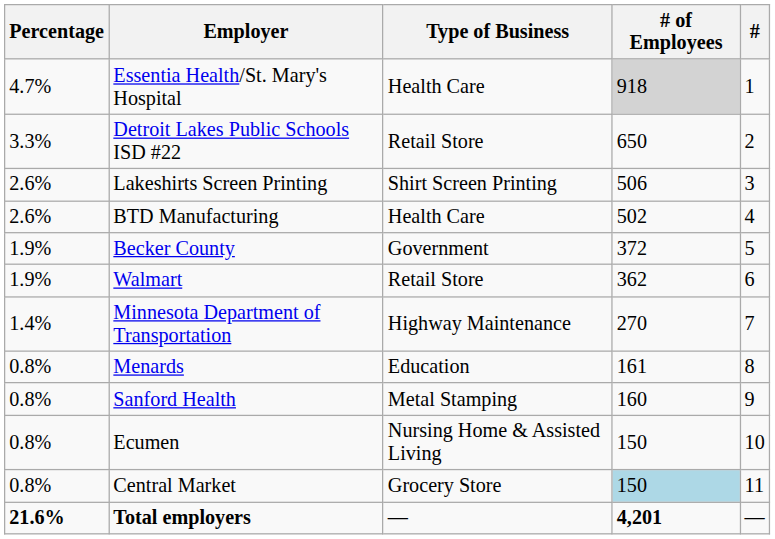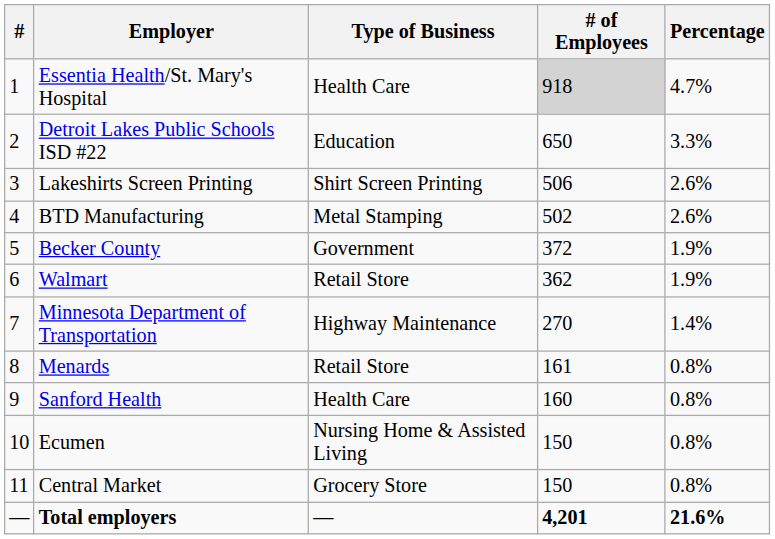columns swapped: (755, 31) <-> (57, 31)
(436, 141) Retail Store -> (354, 141) Education
(436, 216) Health Care -> (378, 216) Metal Stamping
(429, 366) Education -> (361, 366) Retail Store
(453, 398) Metal Stamping -> (362, 398) Health Care
(632, 485) lightblue background -> (557, 485) no background
